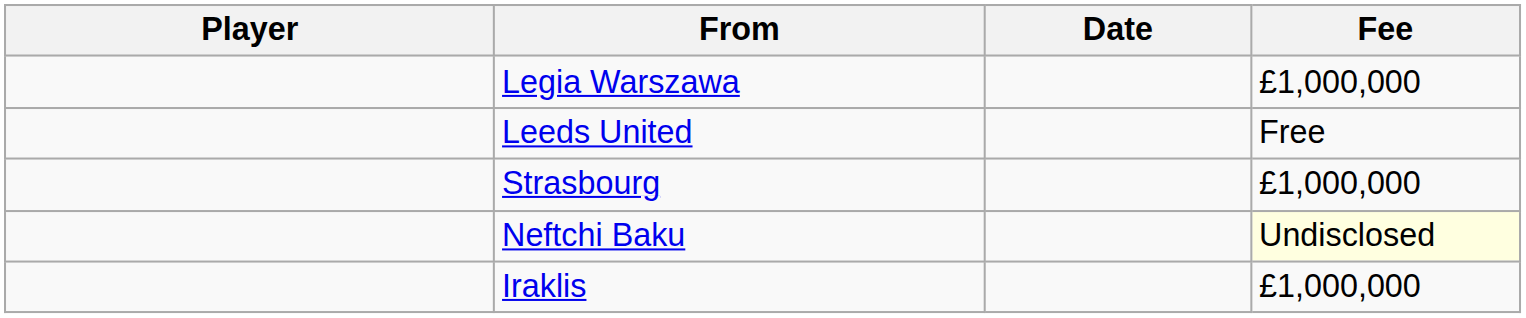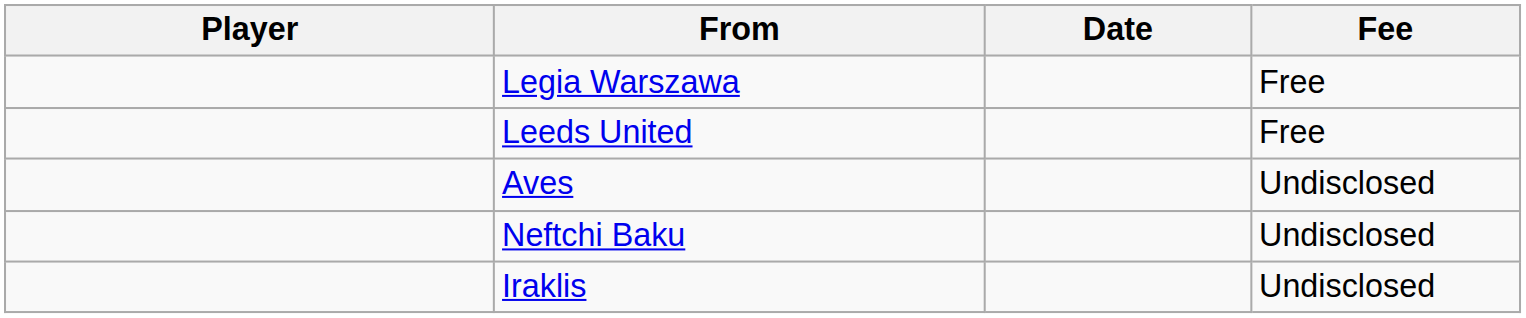(1340, 81) £1,000,000 -> (1292, 81) Free
+ row: (538, 183)
- row: (581, 183)
(1347, 235) lightyellow background -> (1347, 235) no background
(1340, 286) £1,000,000 -> (1347, 286) Undisclosed
